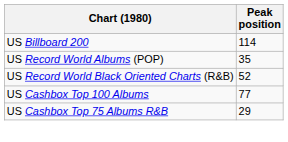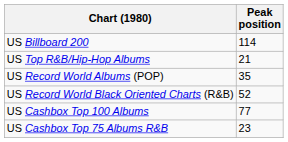+ row: (78, 59)
(245, 111) 29 -> (245, 128) 23
